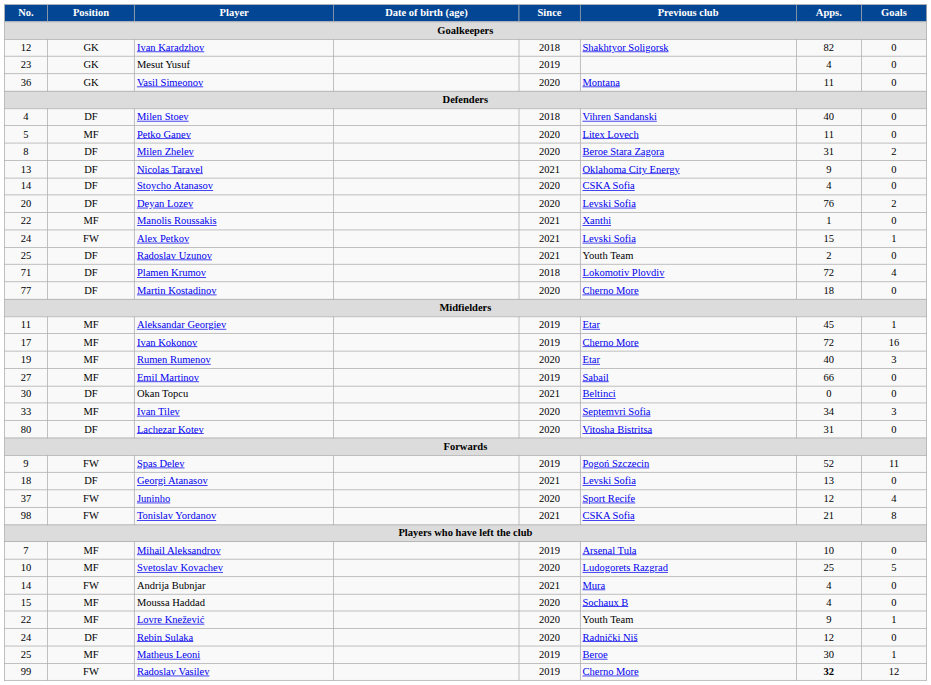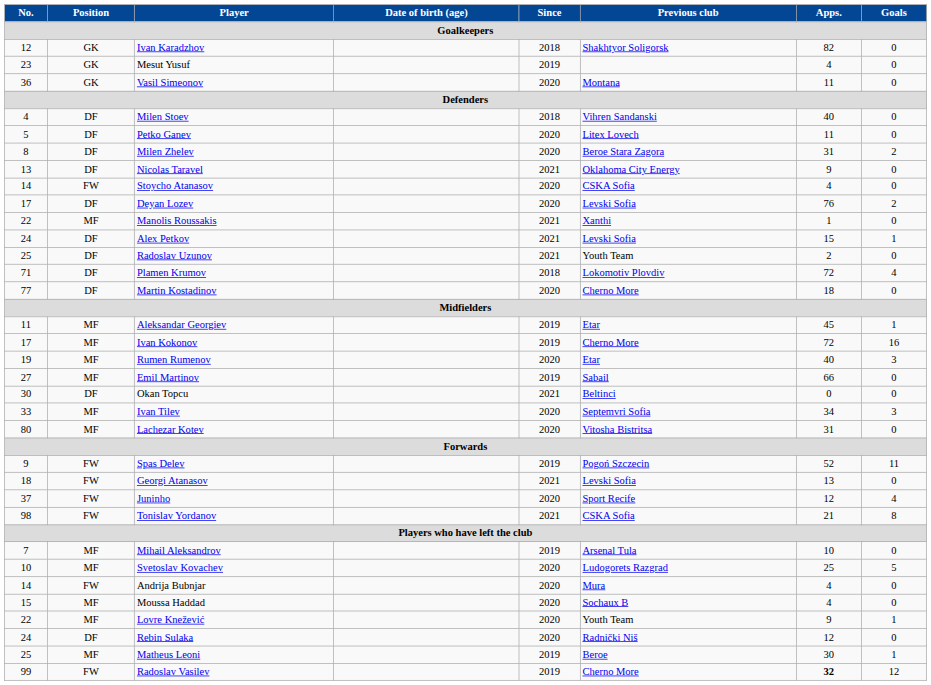(91, 134) MF -> (91, 134) DF
(91, 186) DF -> (91, 186) FW
(26, 204) 20 -> (26, 204) 17
(91, 238) FW -> (91, 238) DF
(91, 429) DF -> (91, 429) MF
(91, 481) DF -> (91, 481) FW
(549, 585) 2021 -> (549, 585) 2020
